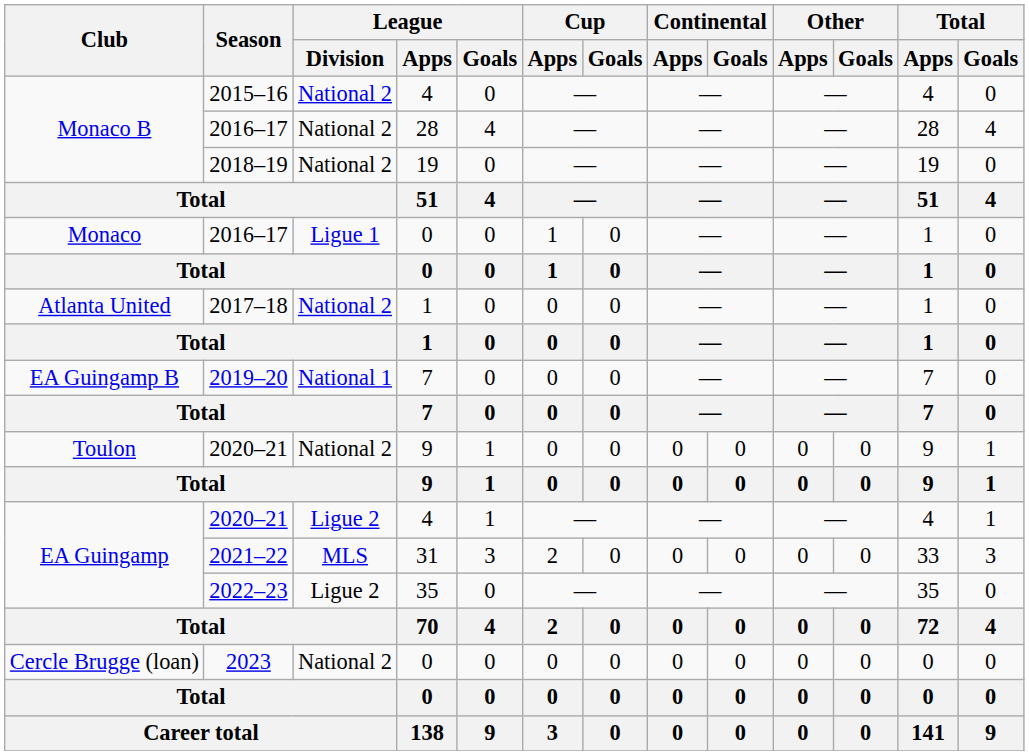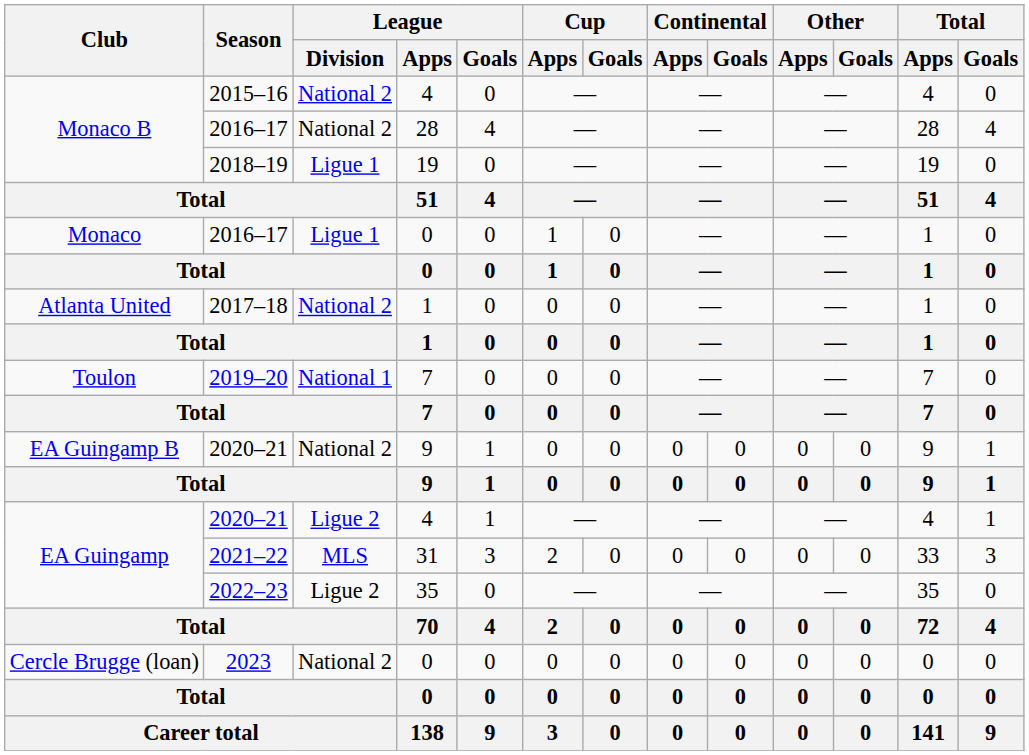(345, 164) National 2 -> (345, 164) Ligue 1
(104, 377) EA Guingamp B -> (104, 377) Toulon
(104, 448) Toulon -> (104, 448) EA Guingamp B
